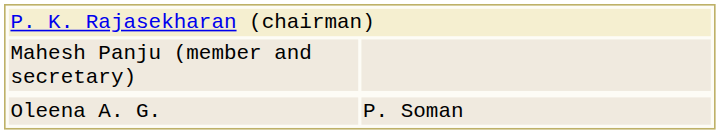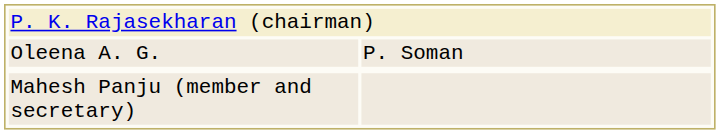rows swapped: (86, 111) <-> (161, 65)
